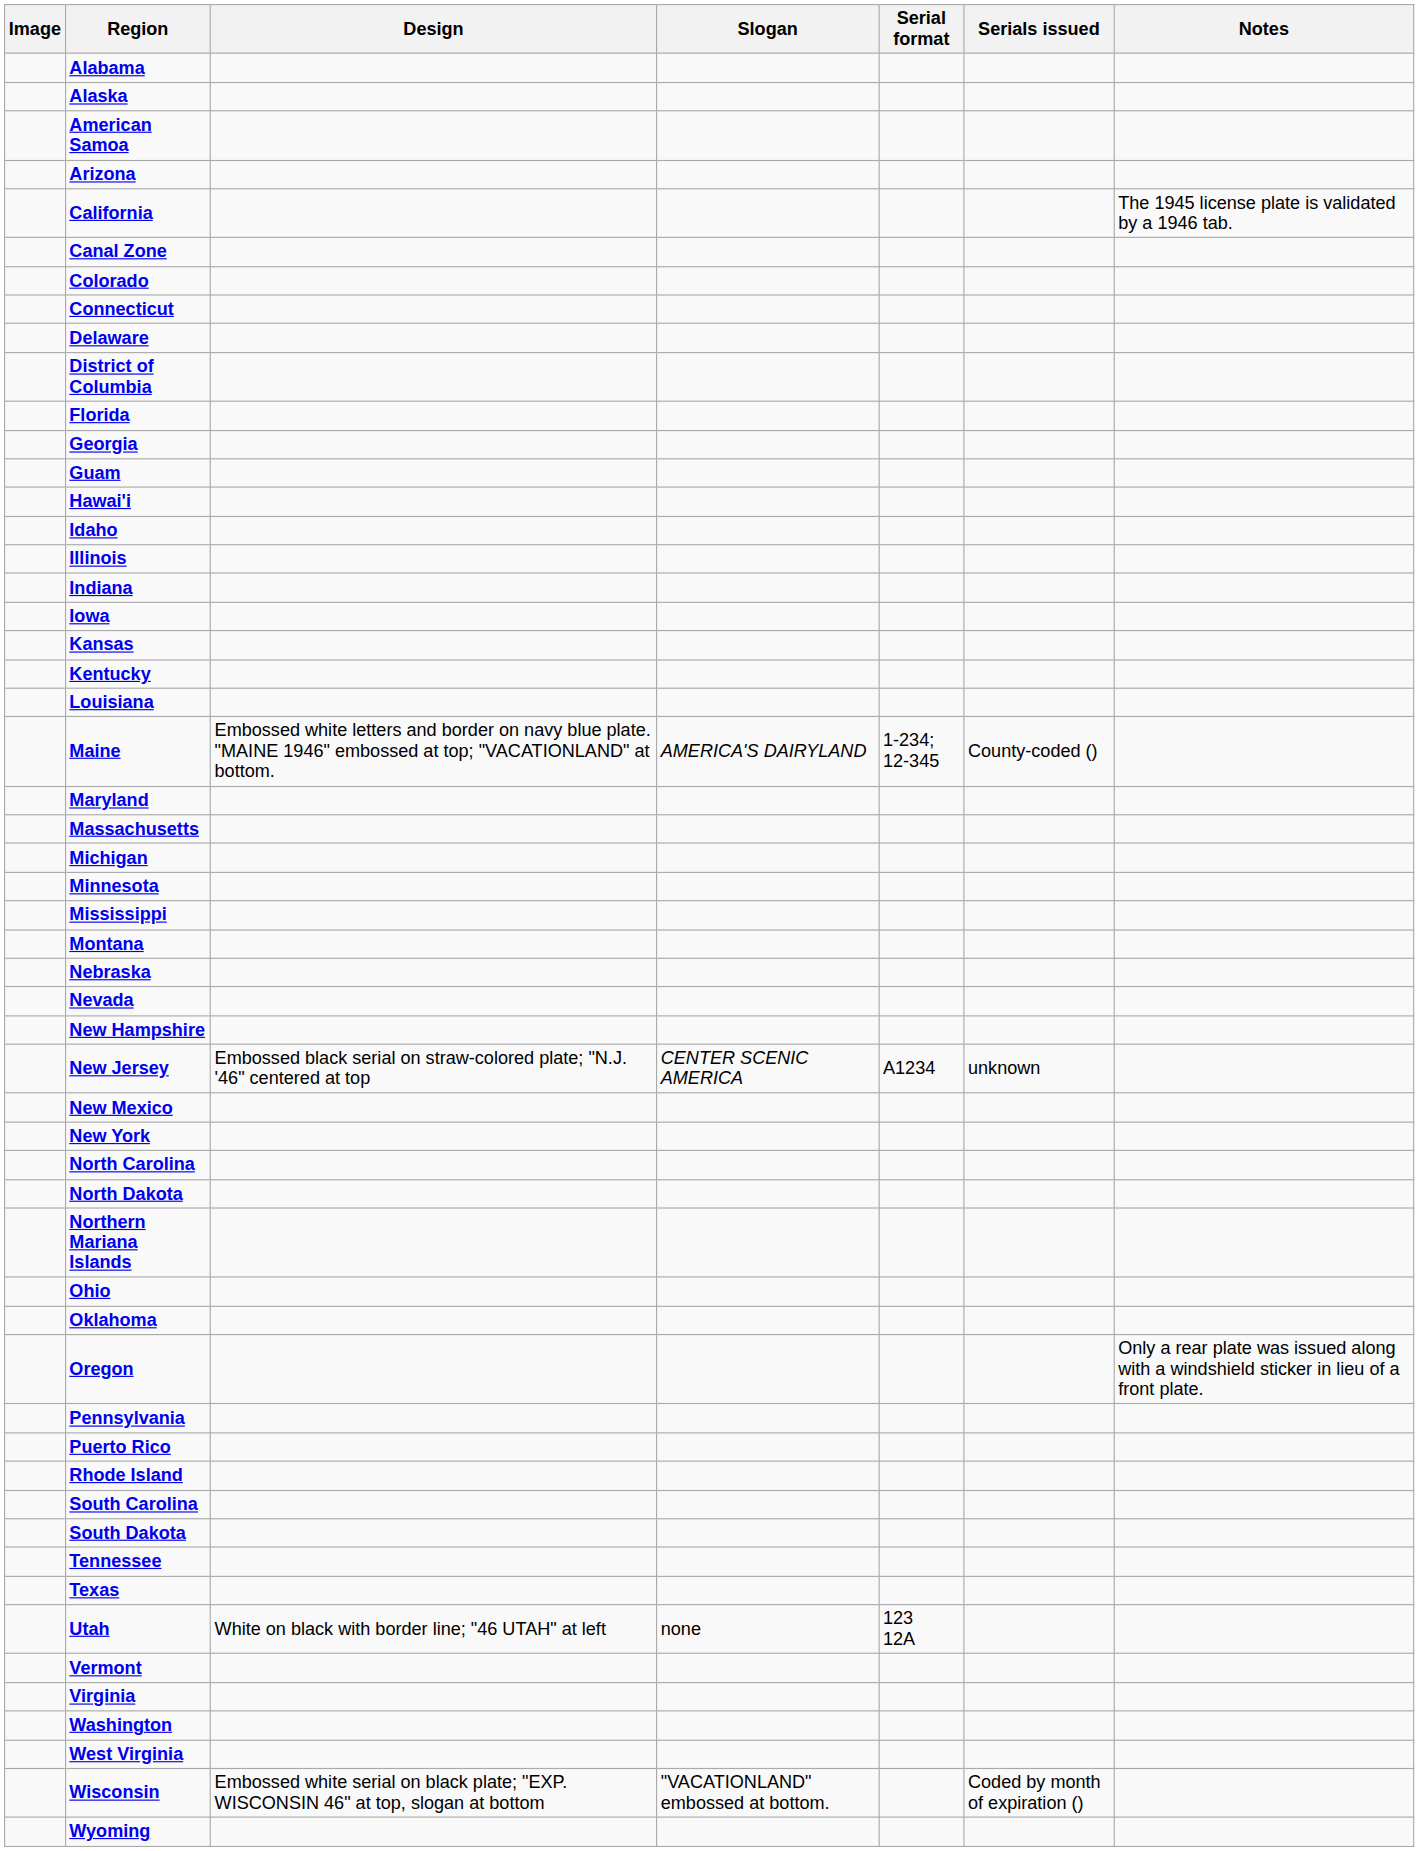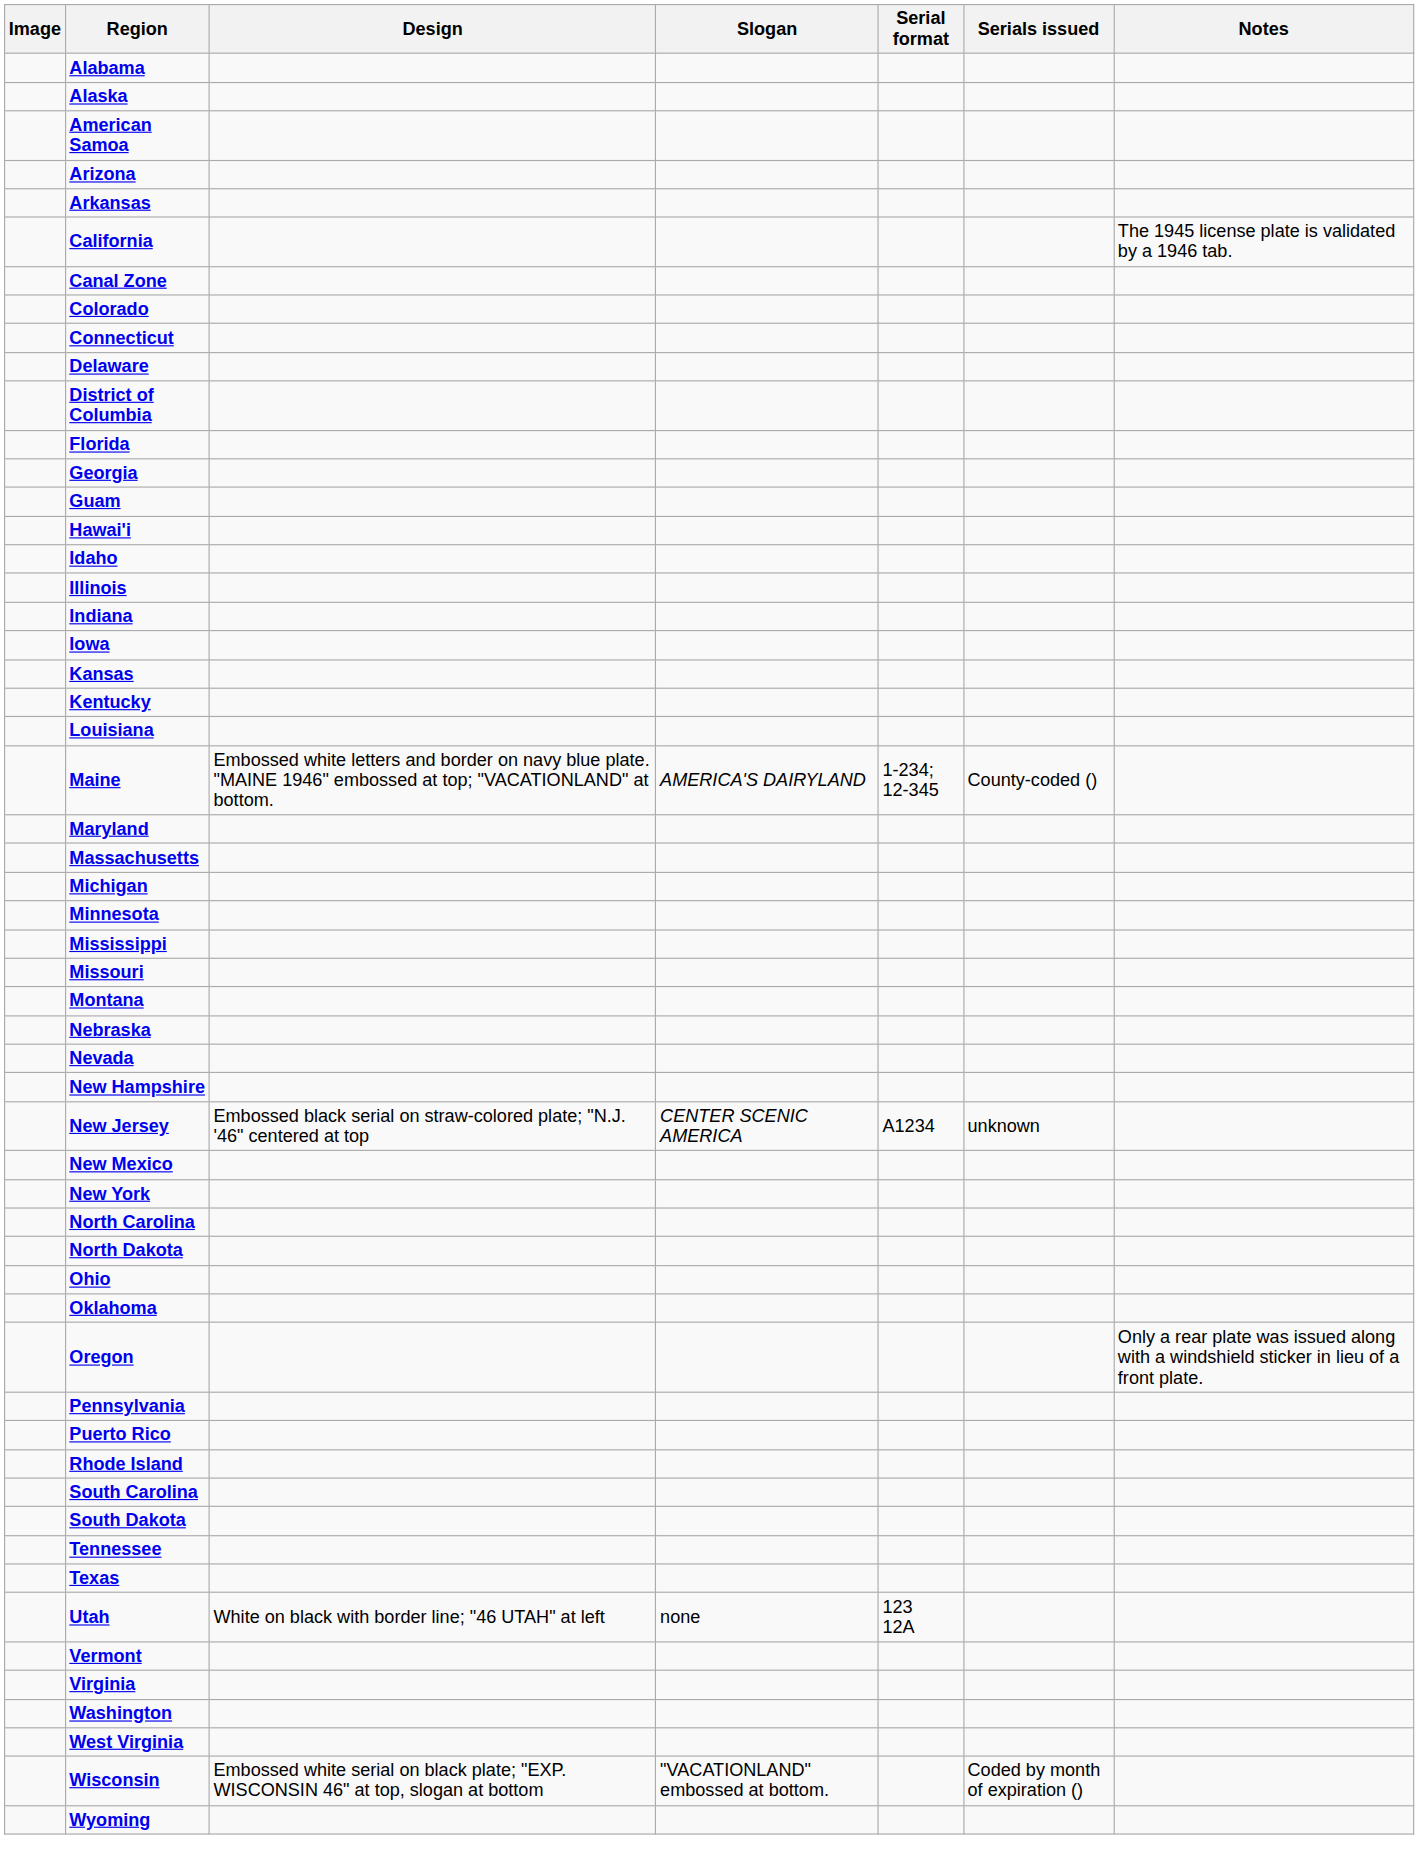+ row: (110, 202)
+ row: (107, 972)
- row: (108, 1242)
